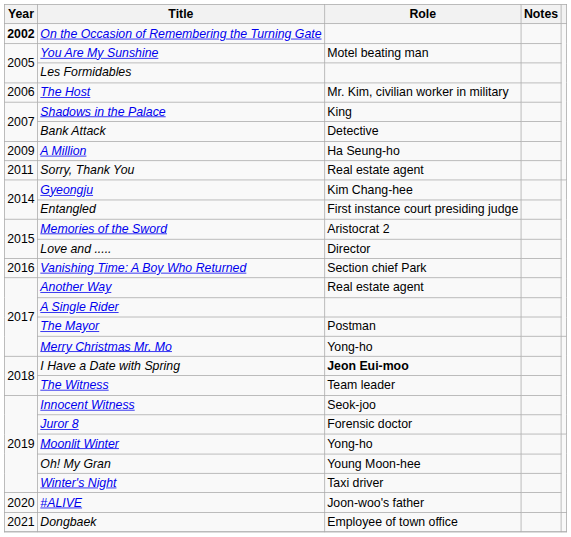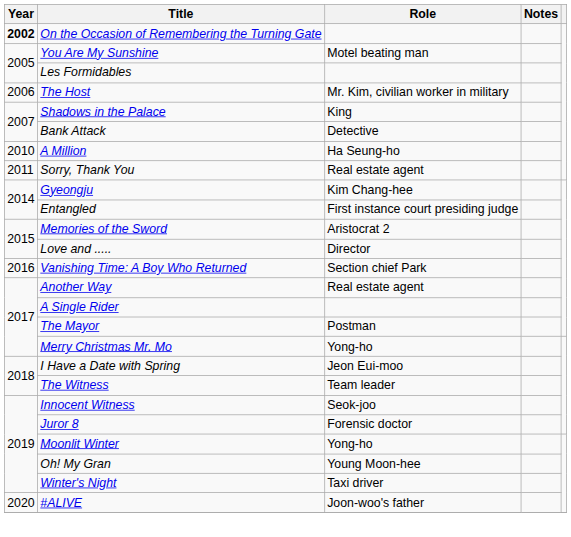(21, 151) 2009 -> (21, 151) 2010
(368, 365) bold -> (365, 365) normal
- row: (68, 522)
